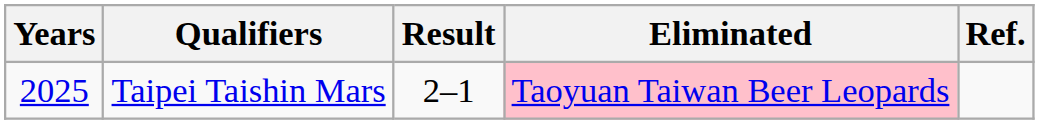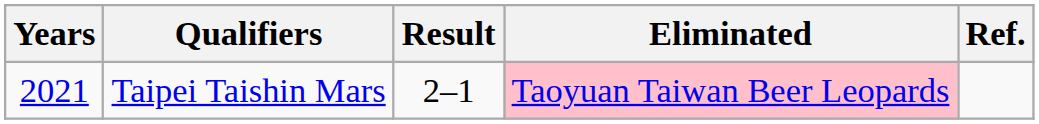(54, 90) 2025 -> (54, 90) 2021
